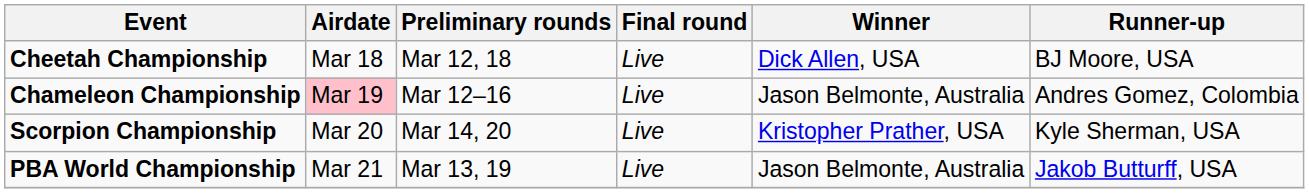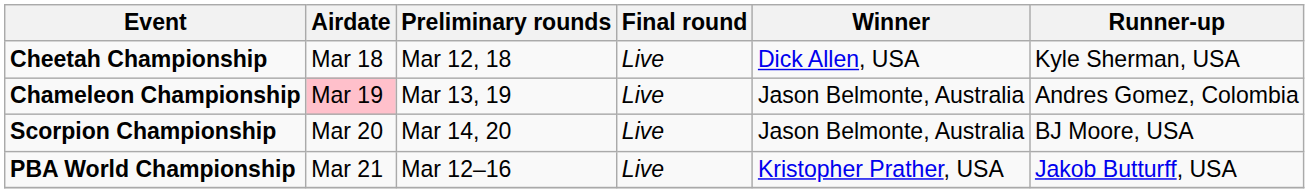(1114, 59) BJ Moore, USA -> (1137, 59) Kyle Sherman, USA
(456, 95) Mar 12–16 -> (456, 95) Mar 13, 19
(881, 132) Kristopher Prather, USA -> (891, 132) Jason Belmonte, Australia
(1137, 132) Kyle Sherman, USA -> (1114, 132) BJ Moore, USA
(456, 168) Mar 13, 19 -> (456, 168) Mar 12–16
(891, 168) Jason Belmonte, Australia -> (881, 168) Kristopher Prather, USA
